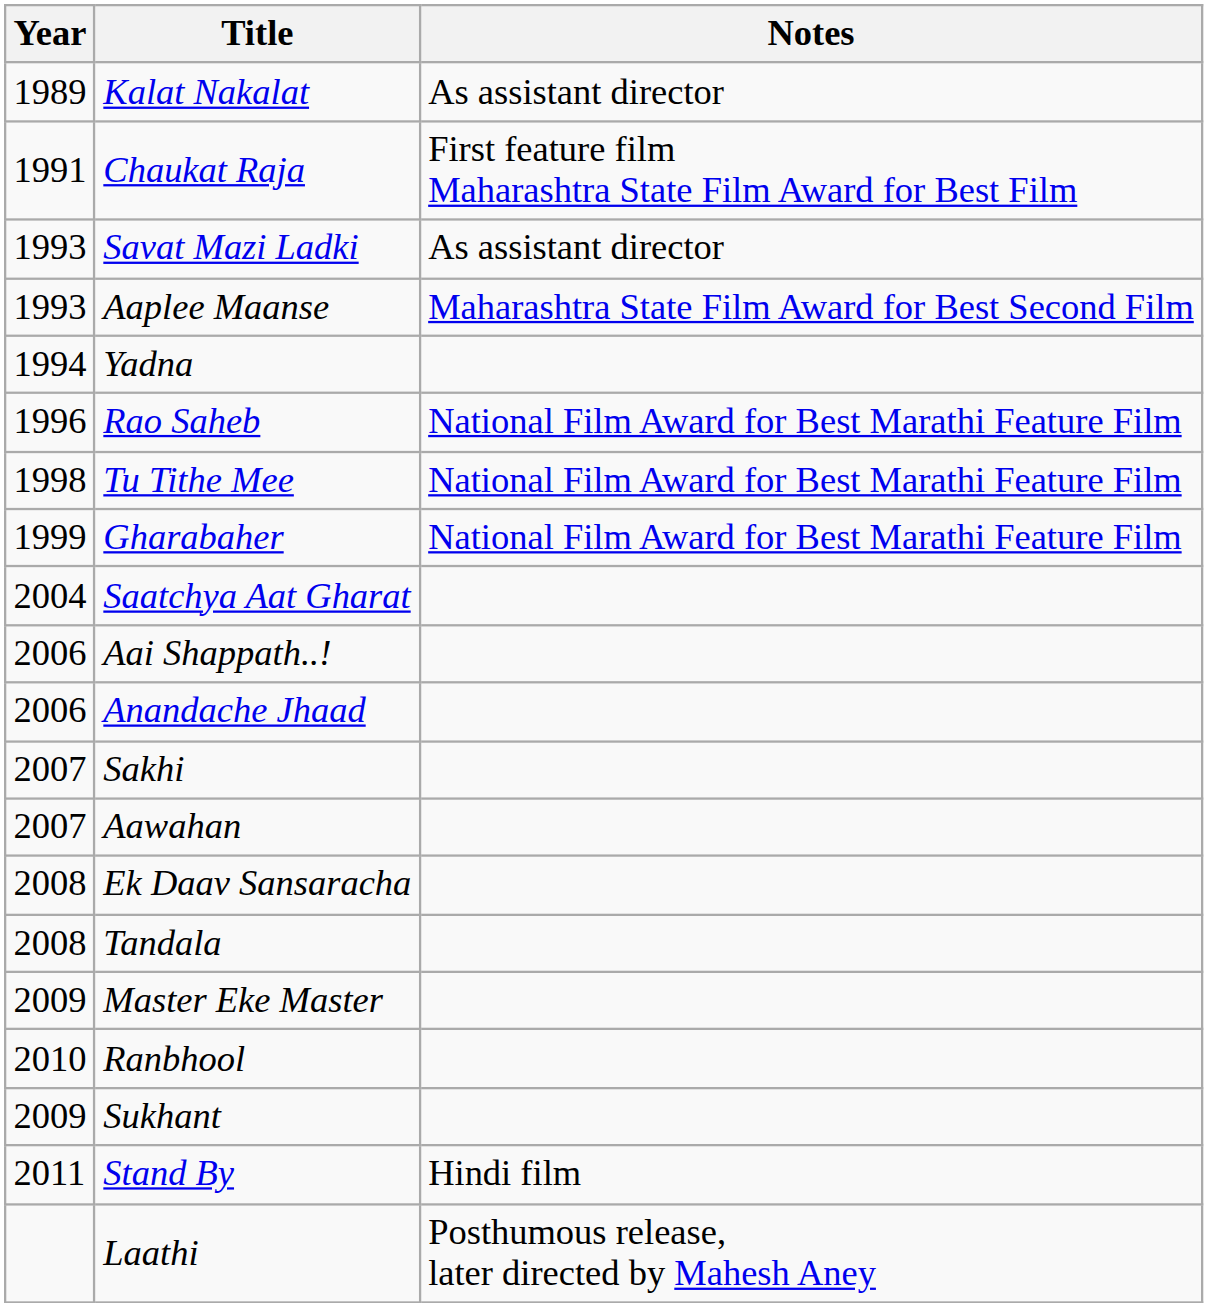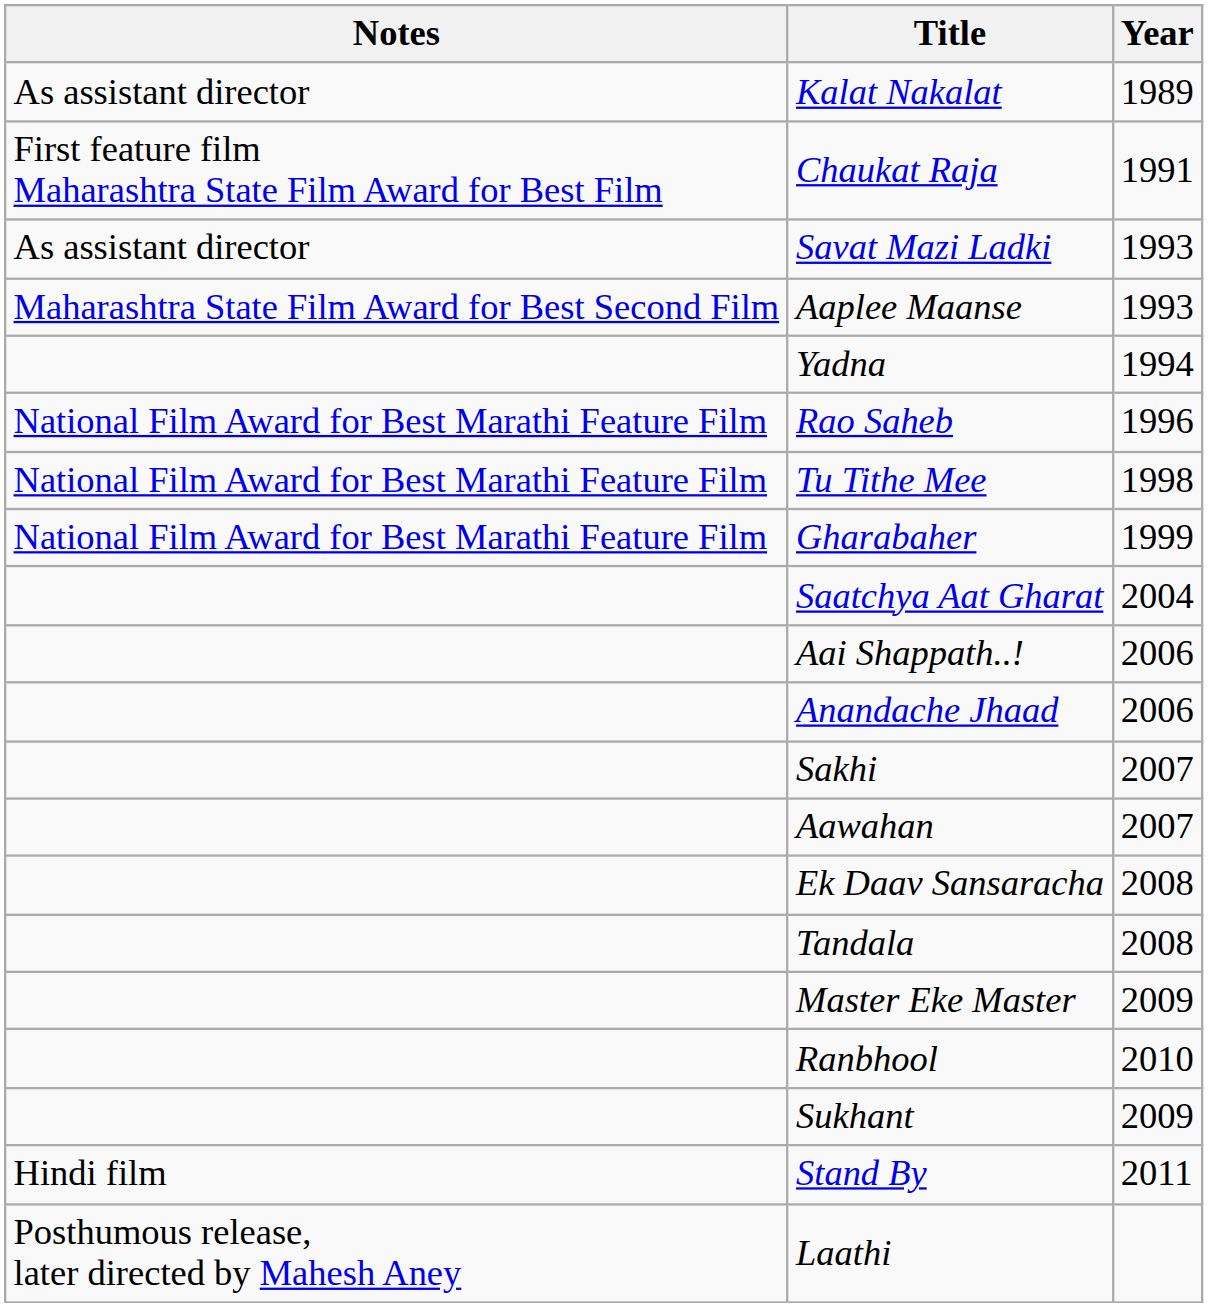columns swapped: (50, 33) <-> (811, 33)
